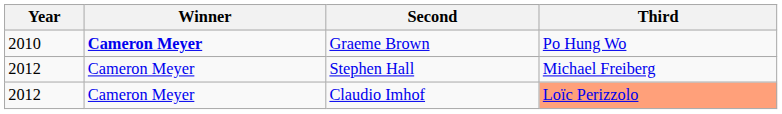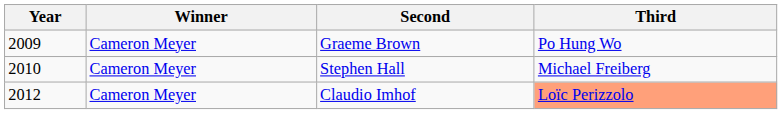(25, 43) 2010 -> (25, 43) 2009
(145, 43) bold -> (143, 43) normal
(25, 69) 2012 -> (25, 69) 2010
